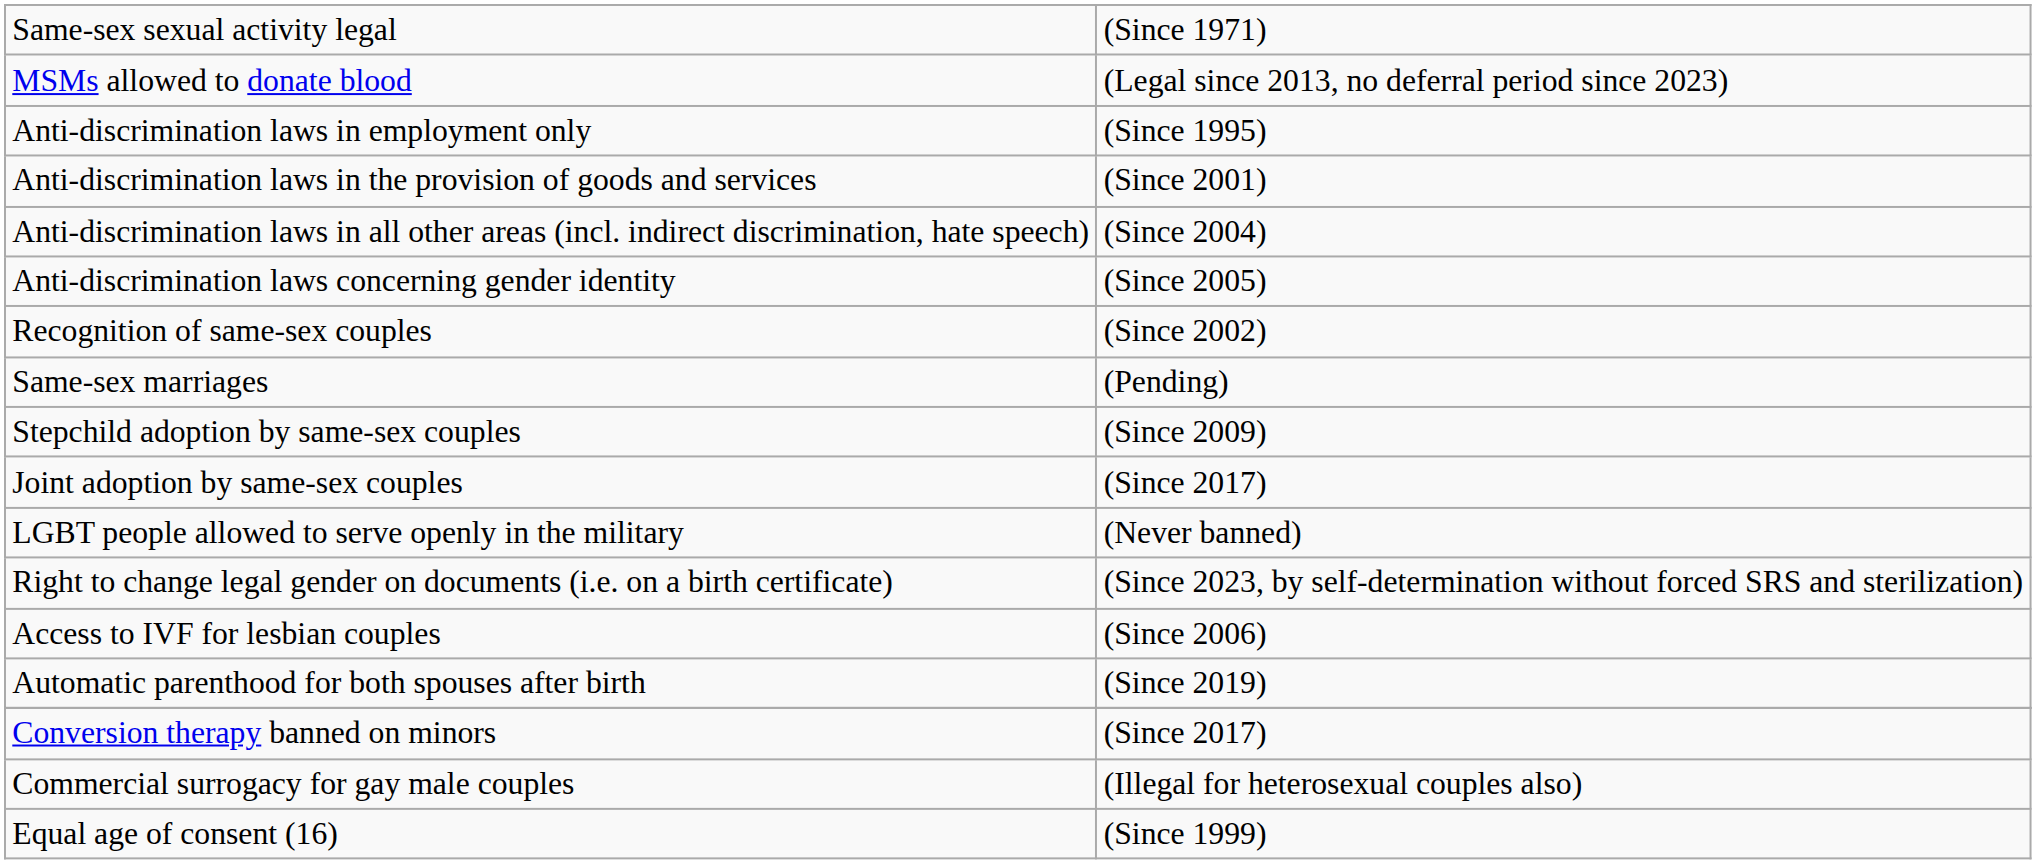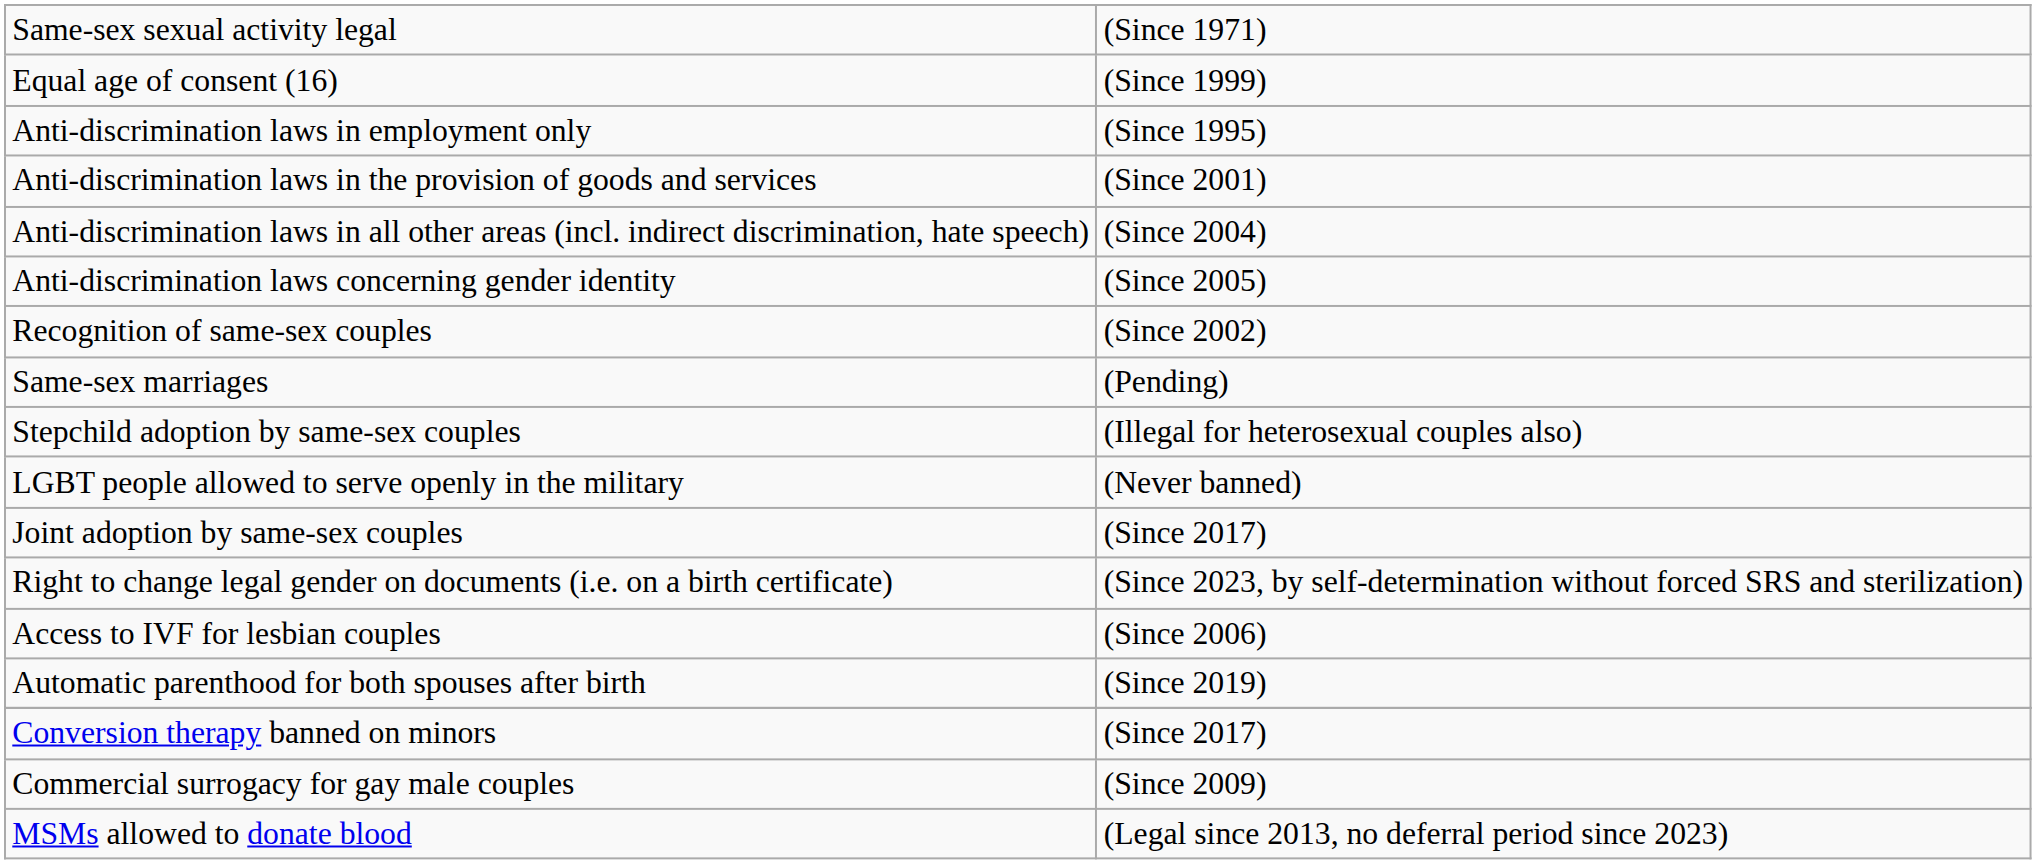rows swapped: (175, 833) <-> (212, 79)
(1185, 431) (Since 2009) -> (1343, 431) (Illegal for heterosexual couples also)
rows swapped: (238, 481) <-> (348, 532)
(1343, 783) (Illegal for heterosexual couples also) -> (1185, 783) (Since 2009)
